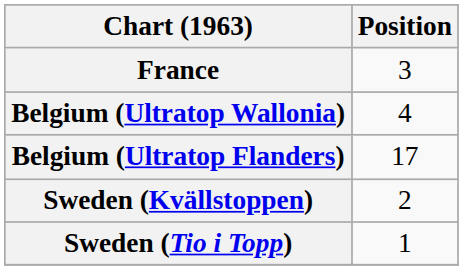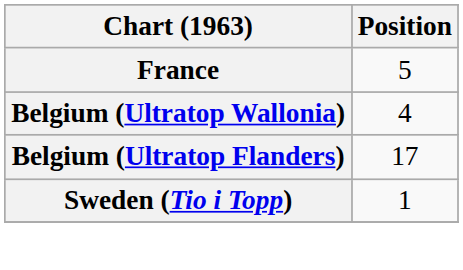(405, 69) 3 -> (405, 69) 5
- row: (178, 199)
